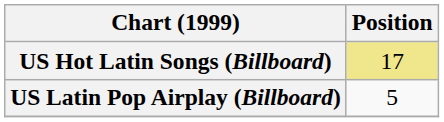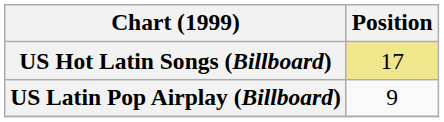(392, 97) 5 -> (392, 97) 9
